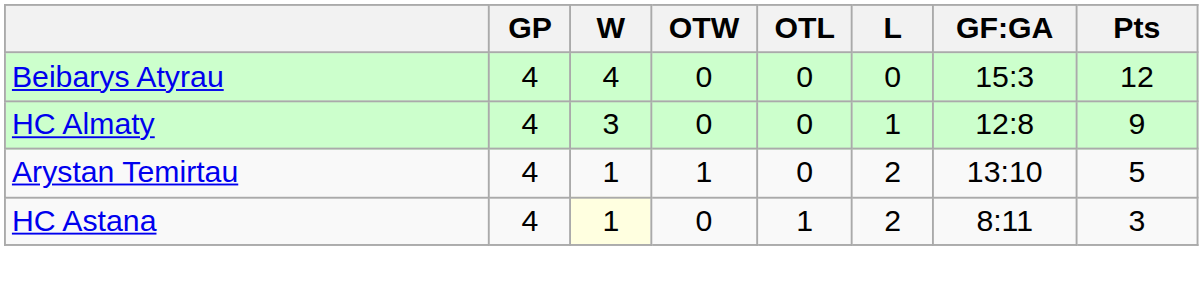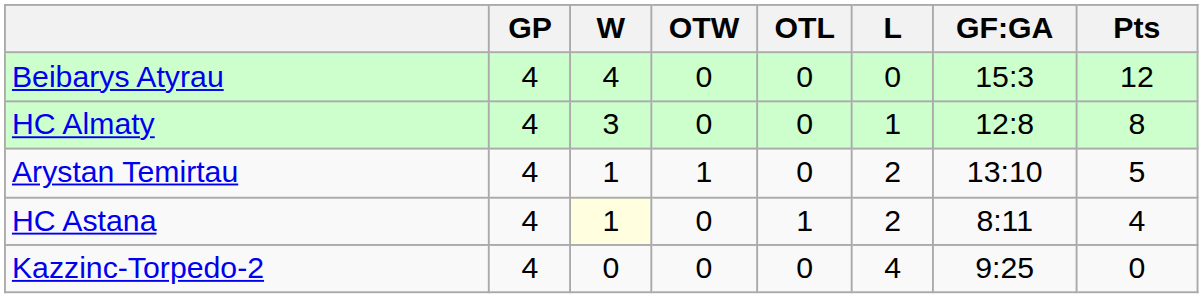(1137, 124) 9 -> (1137, 124) 8
(1137, 220) 3 -> (1137, 220) 4
+ row: (138, 268)
